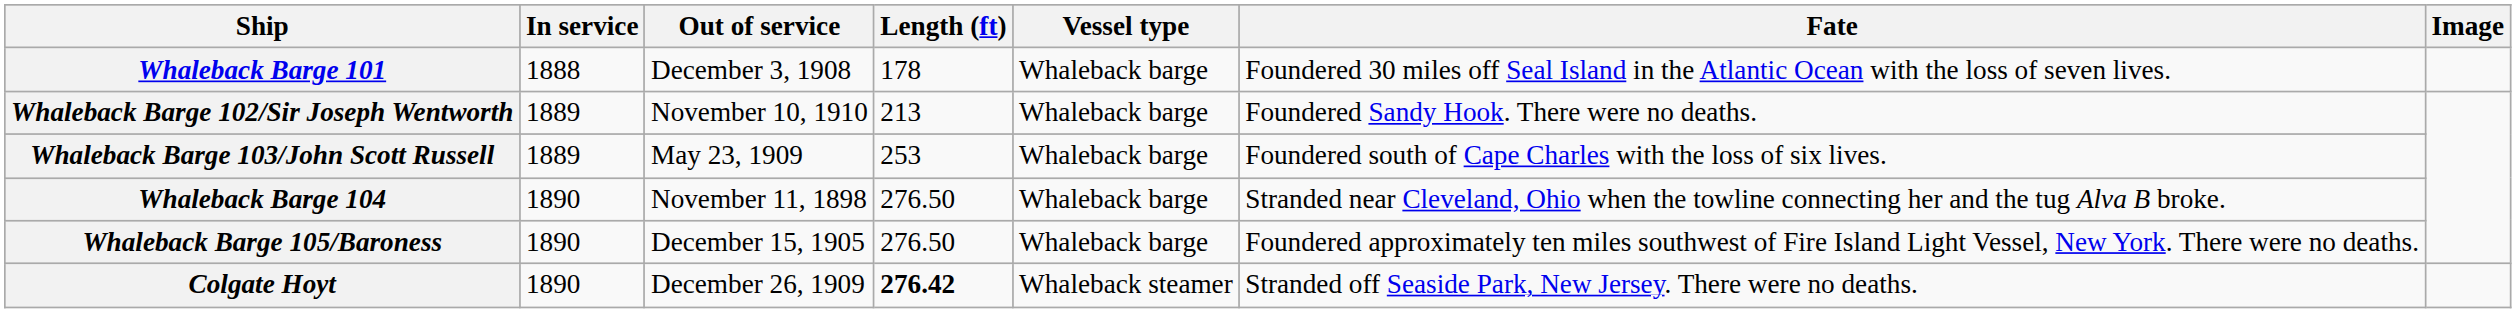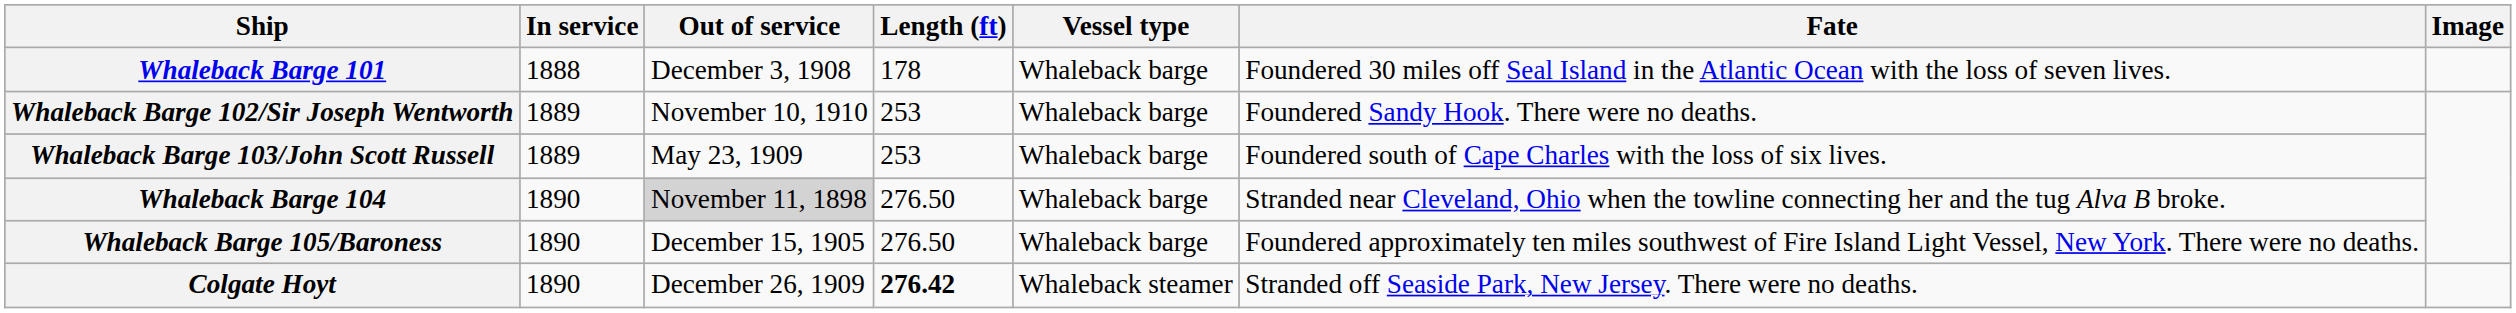(901, 112) 213 -> (901, 112) 253
(759, 198) no background -> (759, 198) lightgrey background
